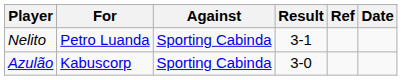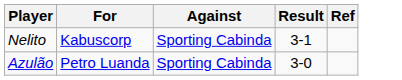- column: (378, 16)
(105, 39) Petro Luanda -> (96, 39) Kabuscorp
(96, 63) Kabuscorp -> (105, 63) Petro Luanda
